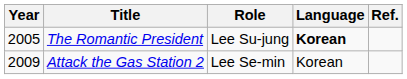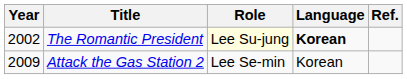(24, 39) 2005 -> (24, 39) 2002
(250, 39) no background -> (250, 39) lightyellow background
